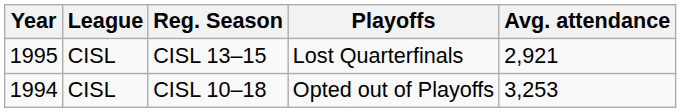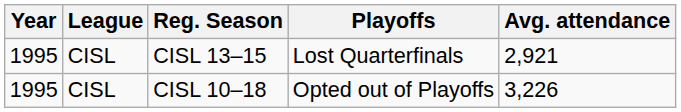(34, 90) 1994 -> (34, 90) 1995
(531, 90) 3,253 -> (531, 90) 3,226
